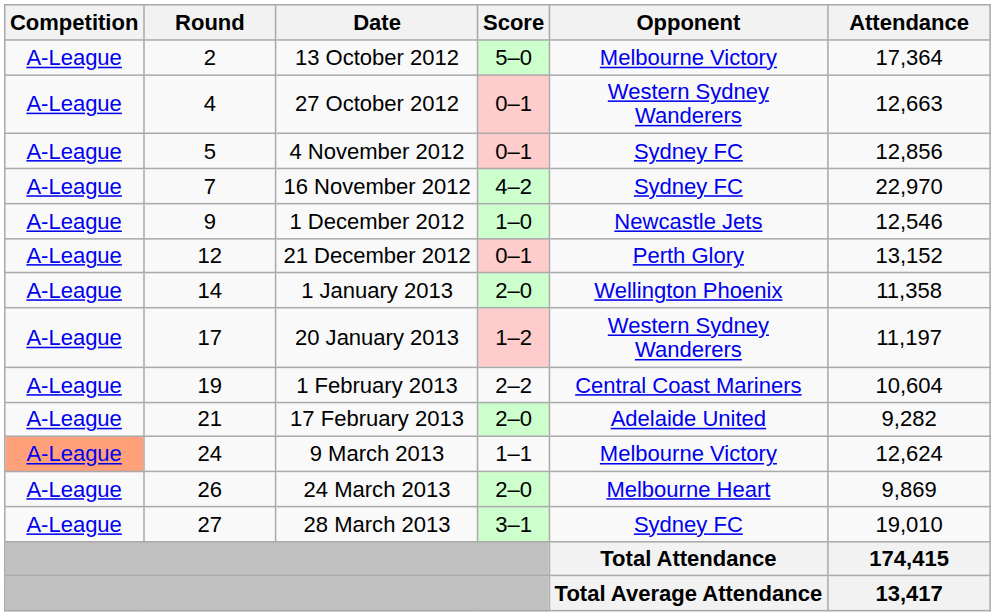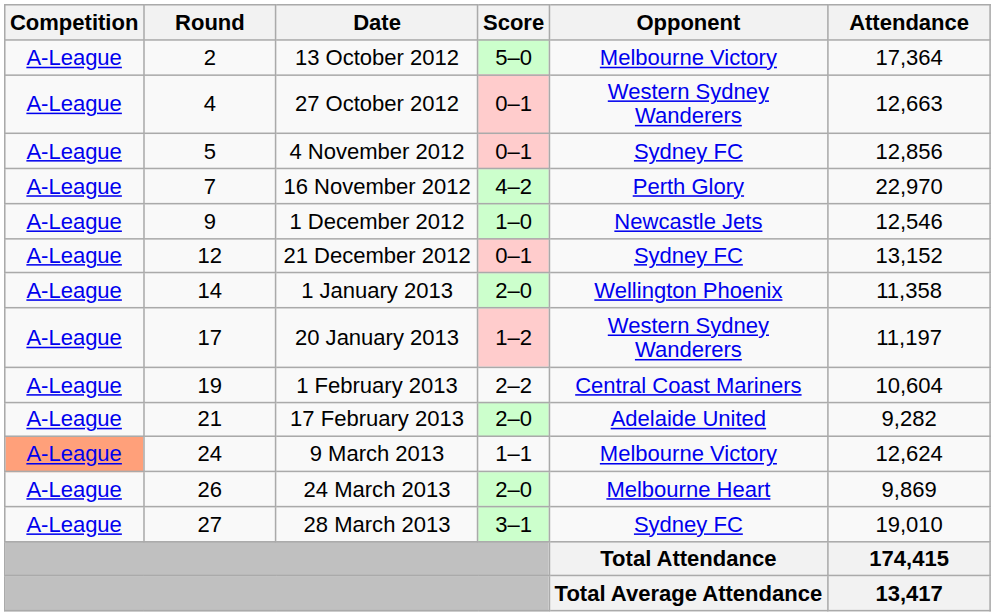(688, 186) Sydney FC -> (688, 186) Perth Glory
(688, 256) Perth Glory -> (688, 256) Sydney FC
